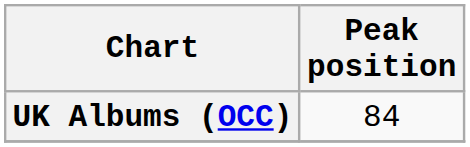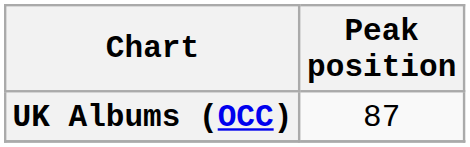(382, 117) 84 -> (382, 117) 87
